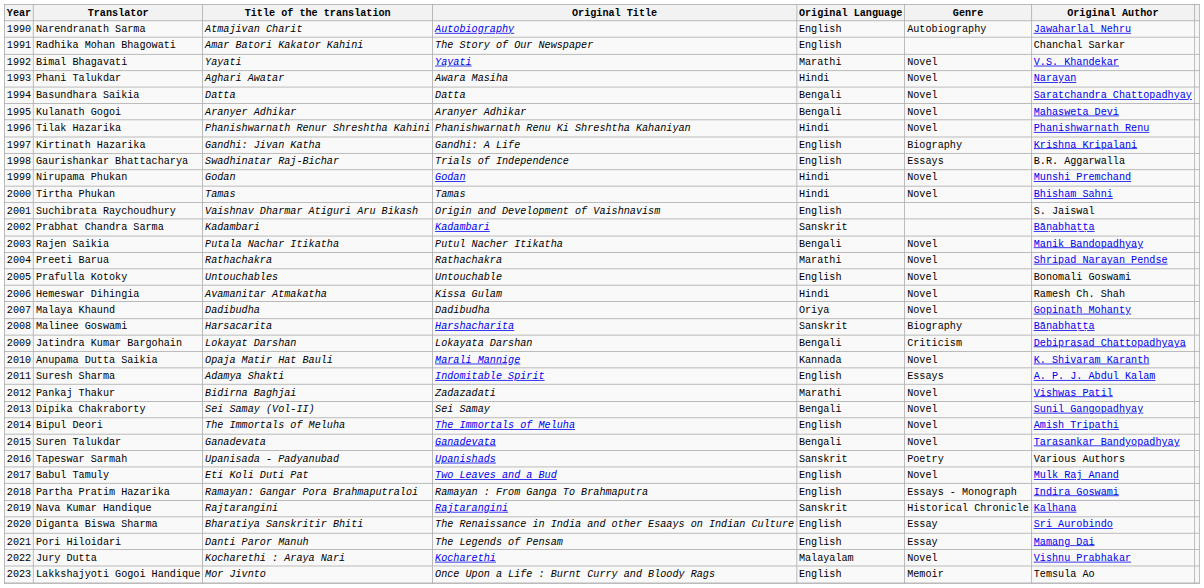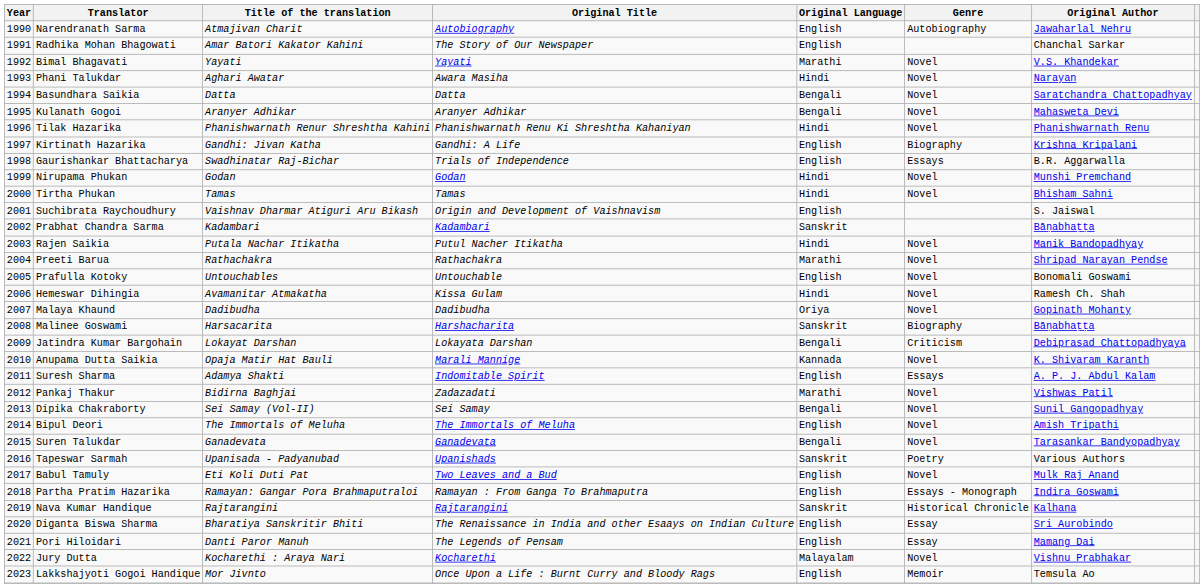(820, 244) Bengali -> (814, 244) Hindi
